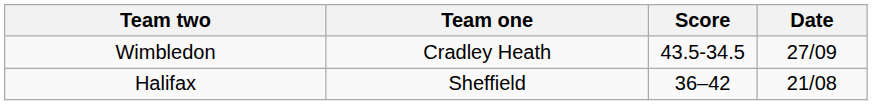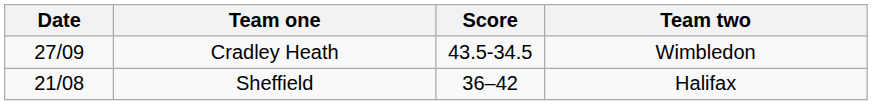columns swapped: (812, 20) <-> (165, 20)
